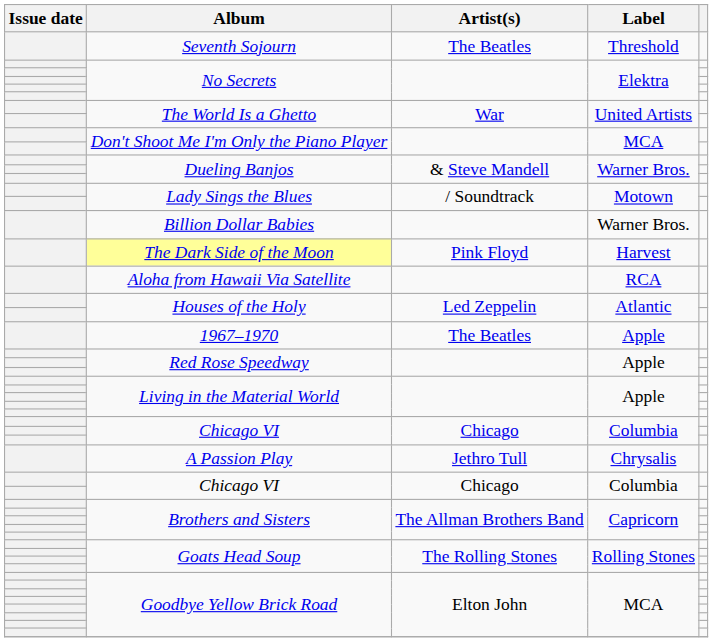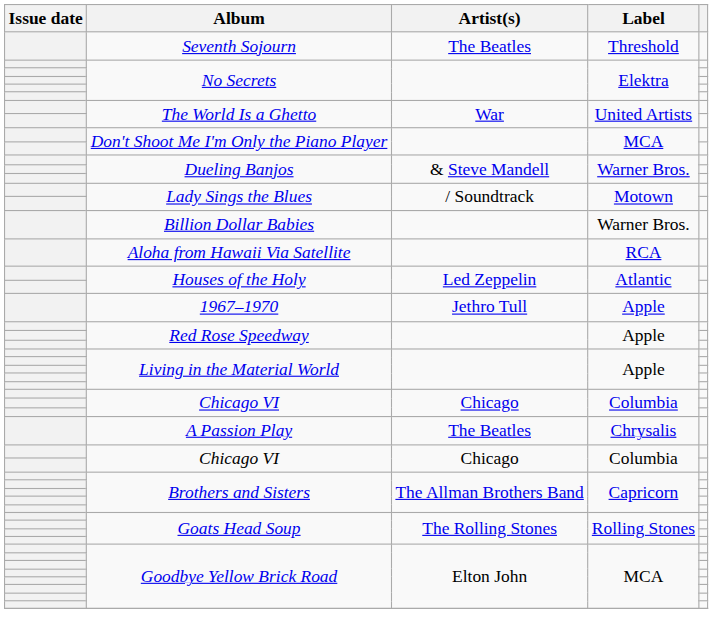- row: (239, 252)
(490, 335) The Beatles -> (490, 307) Jethro Tull
(490, 458) Jethro Tull -> (490, 430) The Beatles
